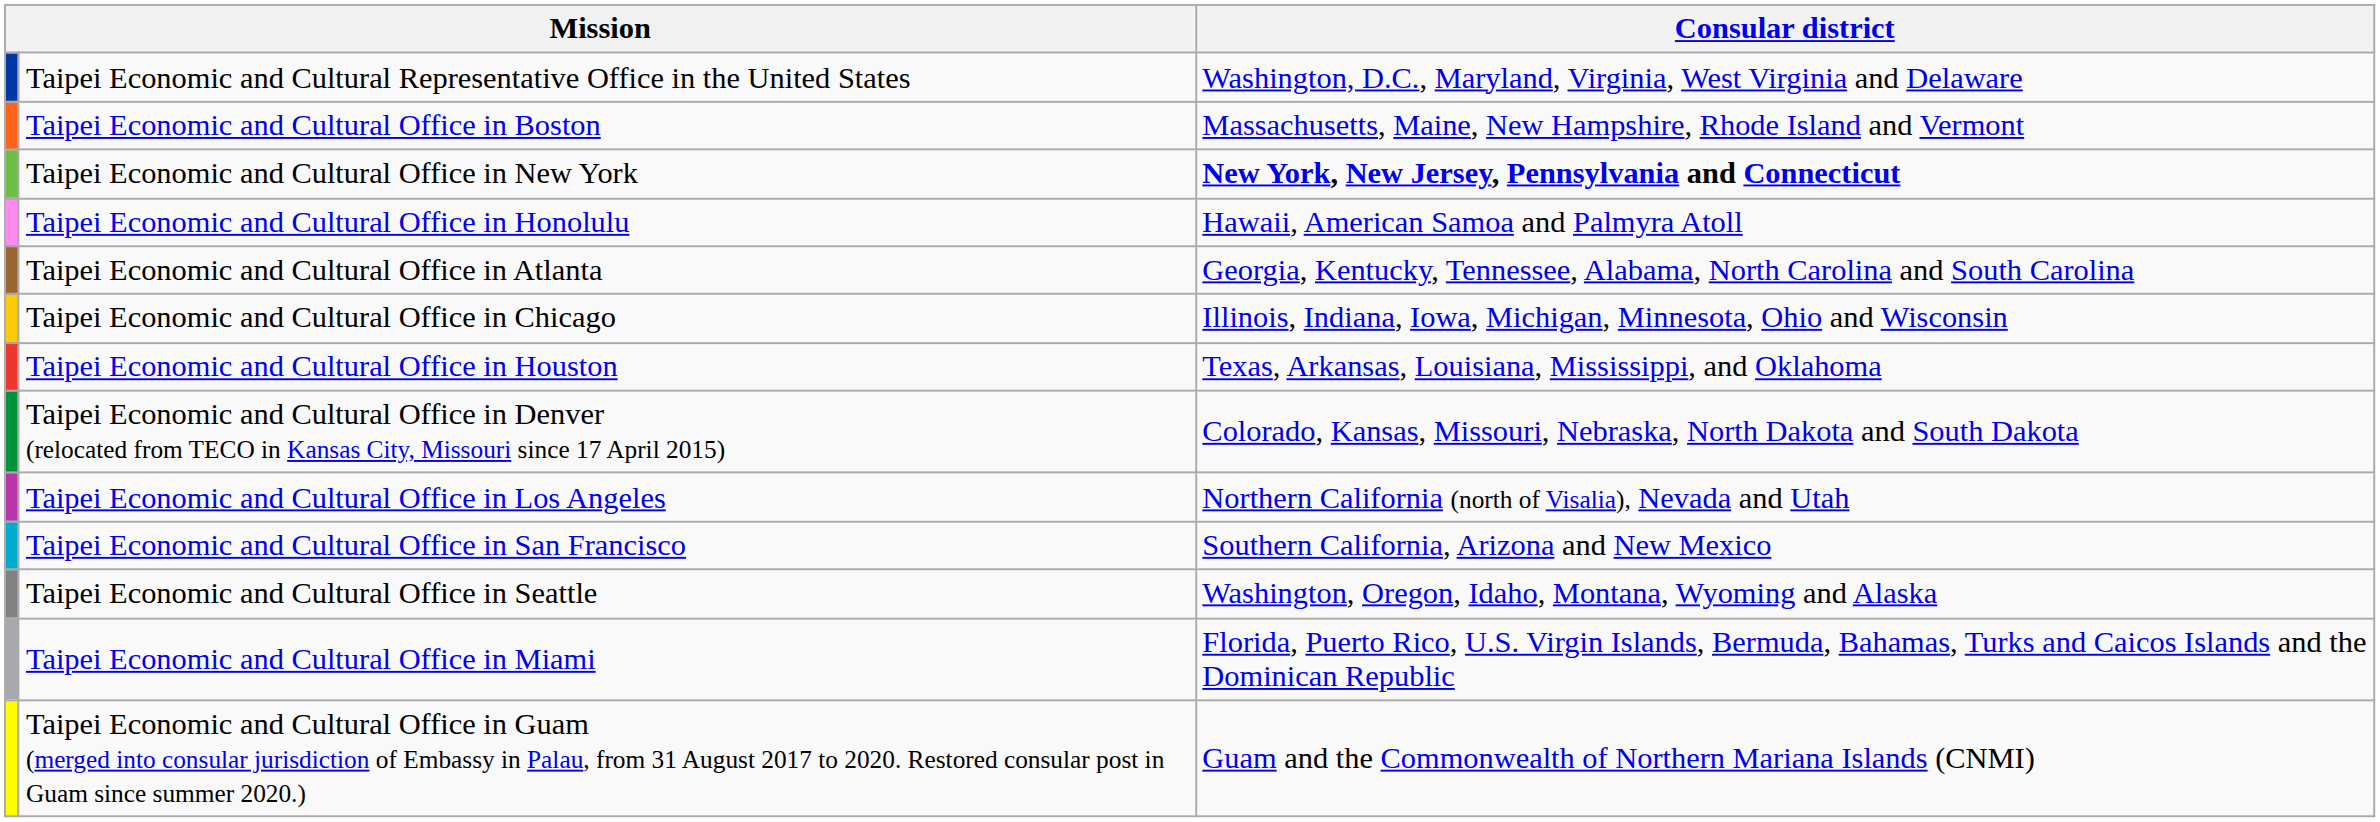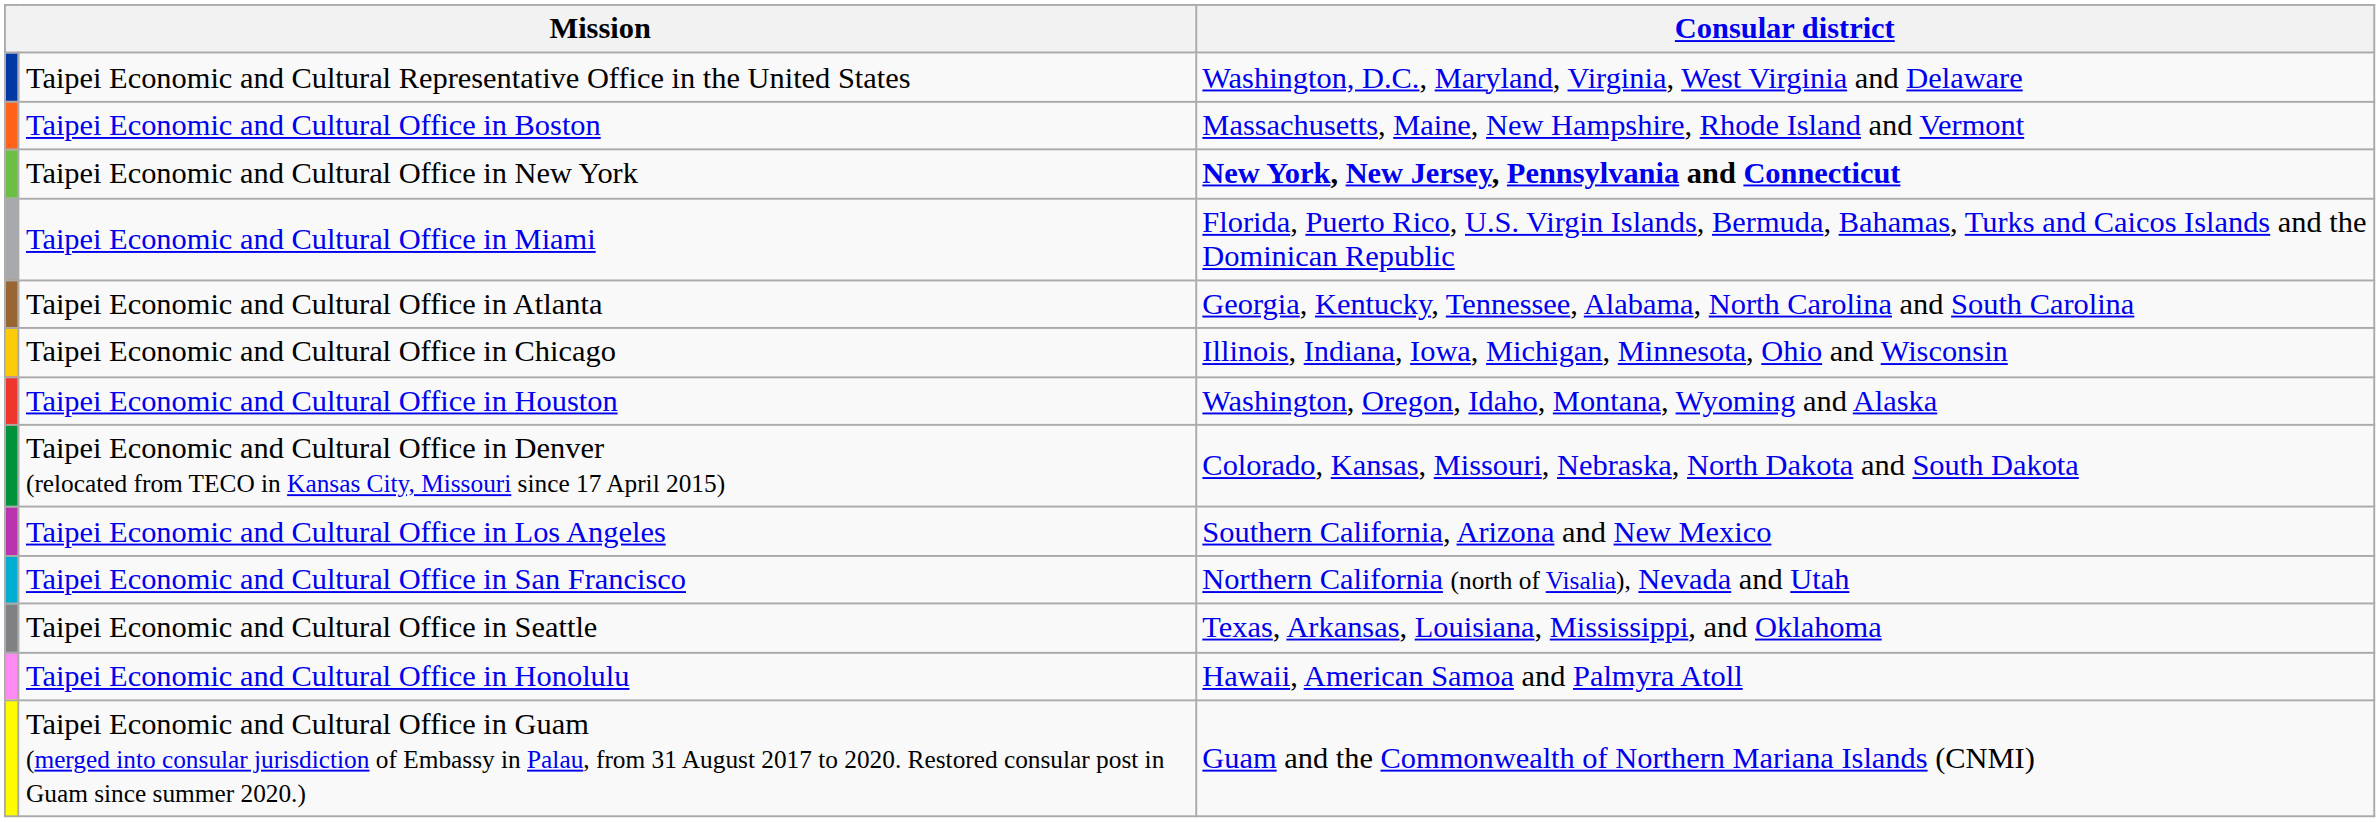rows swapped: (311, 658) <-> (328, 221)
(1542, 366) Texas, Arkansas, Louisiana, Mississippi, and Oklahoma -> (1570, 400) Washington, Oregon, Idaho, Montana, Wyoming and Alaska
(1526, 496) Northern California (north of Visalia), Nevada and Utah -> (1487, 530) Southern California, Arizona and New Mexico
(1487, 544) Southern California, Arizona and New Mexico -> (1526, 579) Northern California (north of Visalia), Nevada and Utah
(1570, 593) Washington, Oregon, Idaho, Montana, Wyoming and Alaska -> (1542, 627) Texas, Arkansas, Louisiana, Mississippi, and Oklahoma
